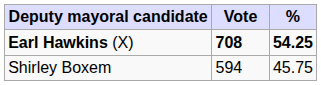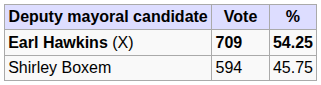(229, 42) 708 -> (229, 42) 709
